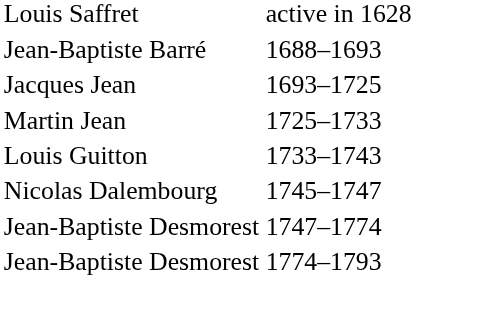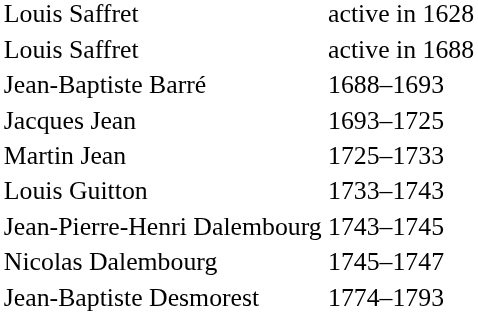+ row: (401, 49)
+ row: (386, 226)
- row: (324, 226)
